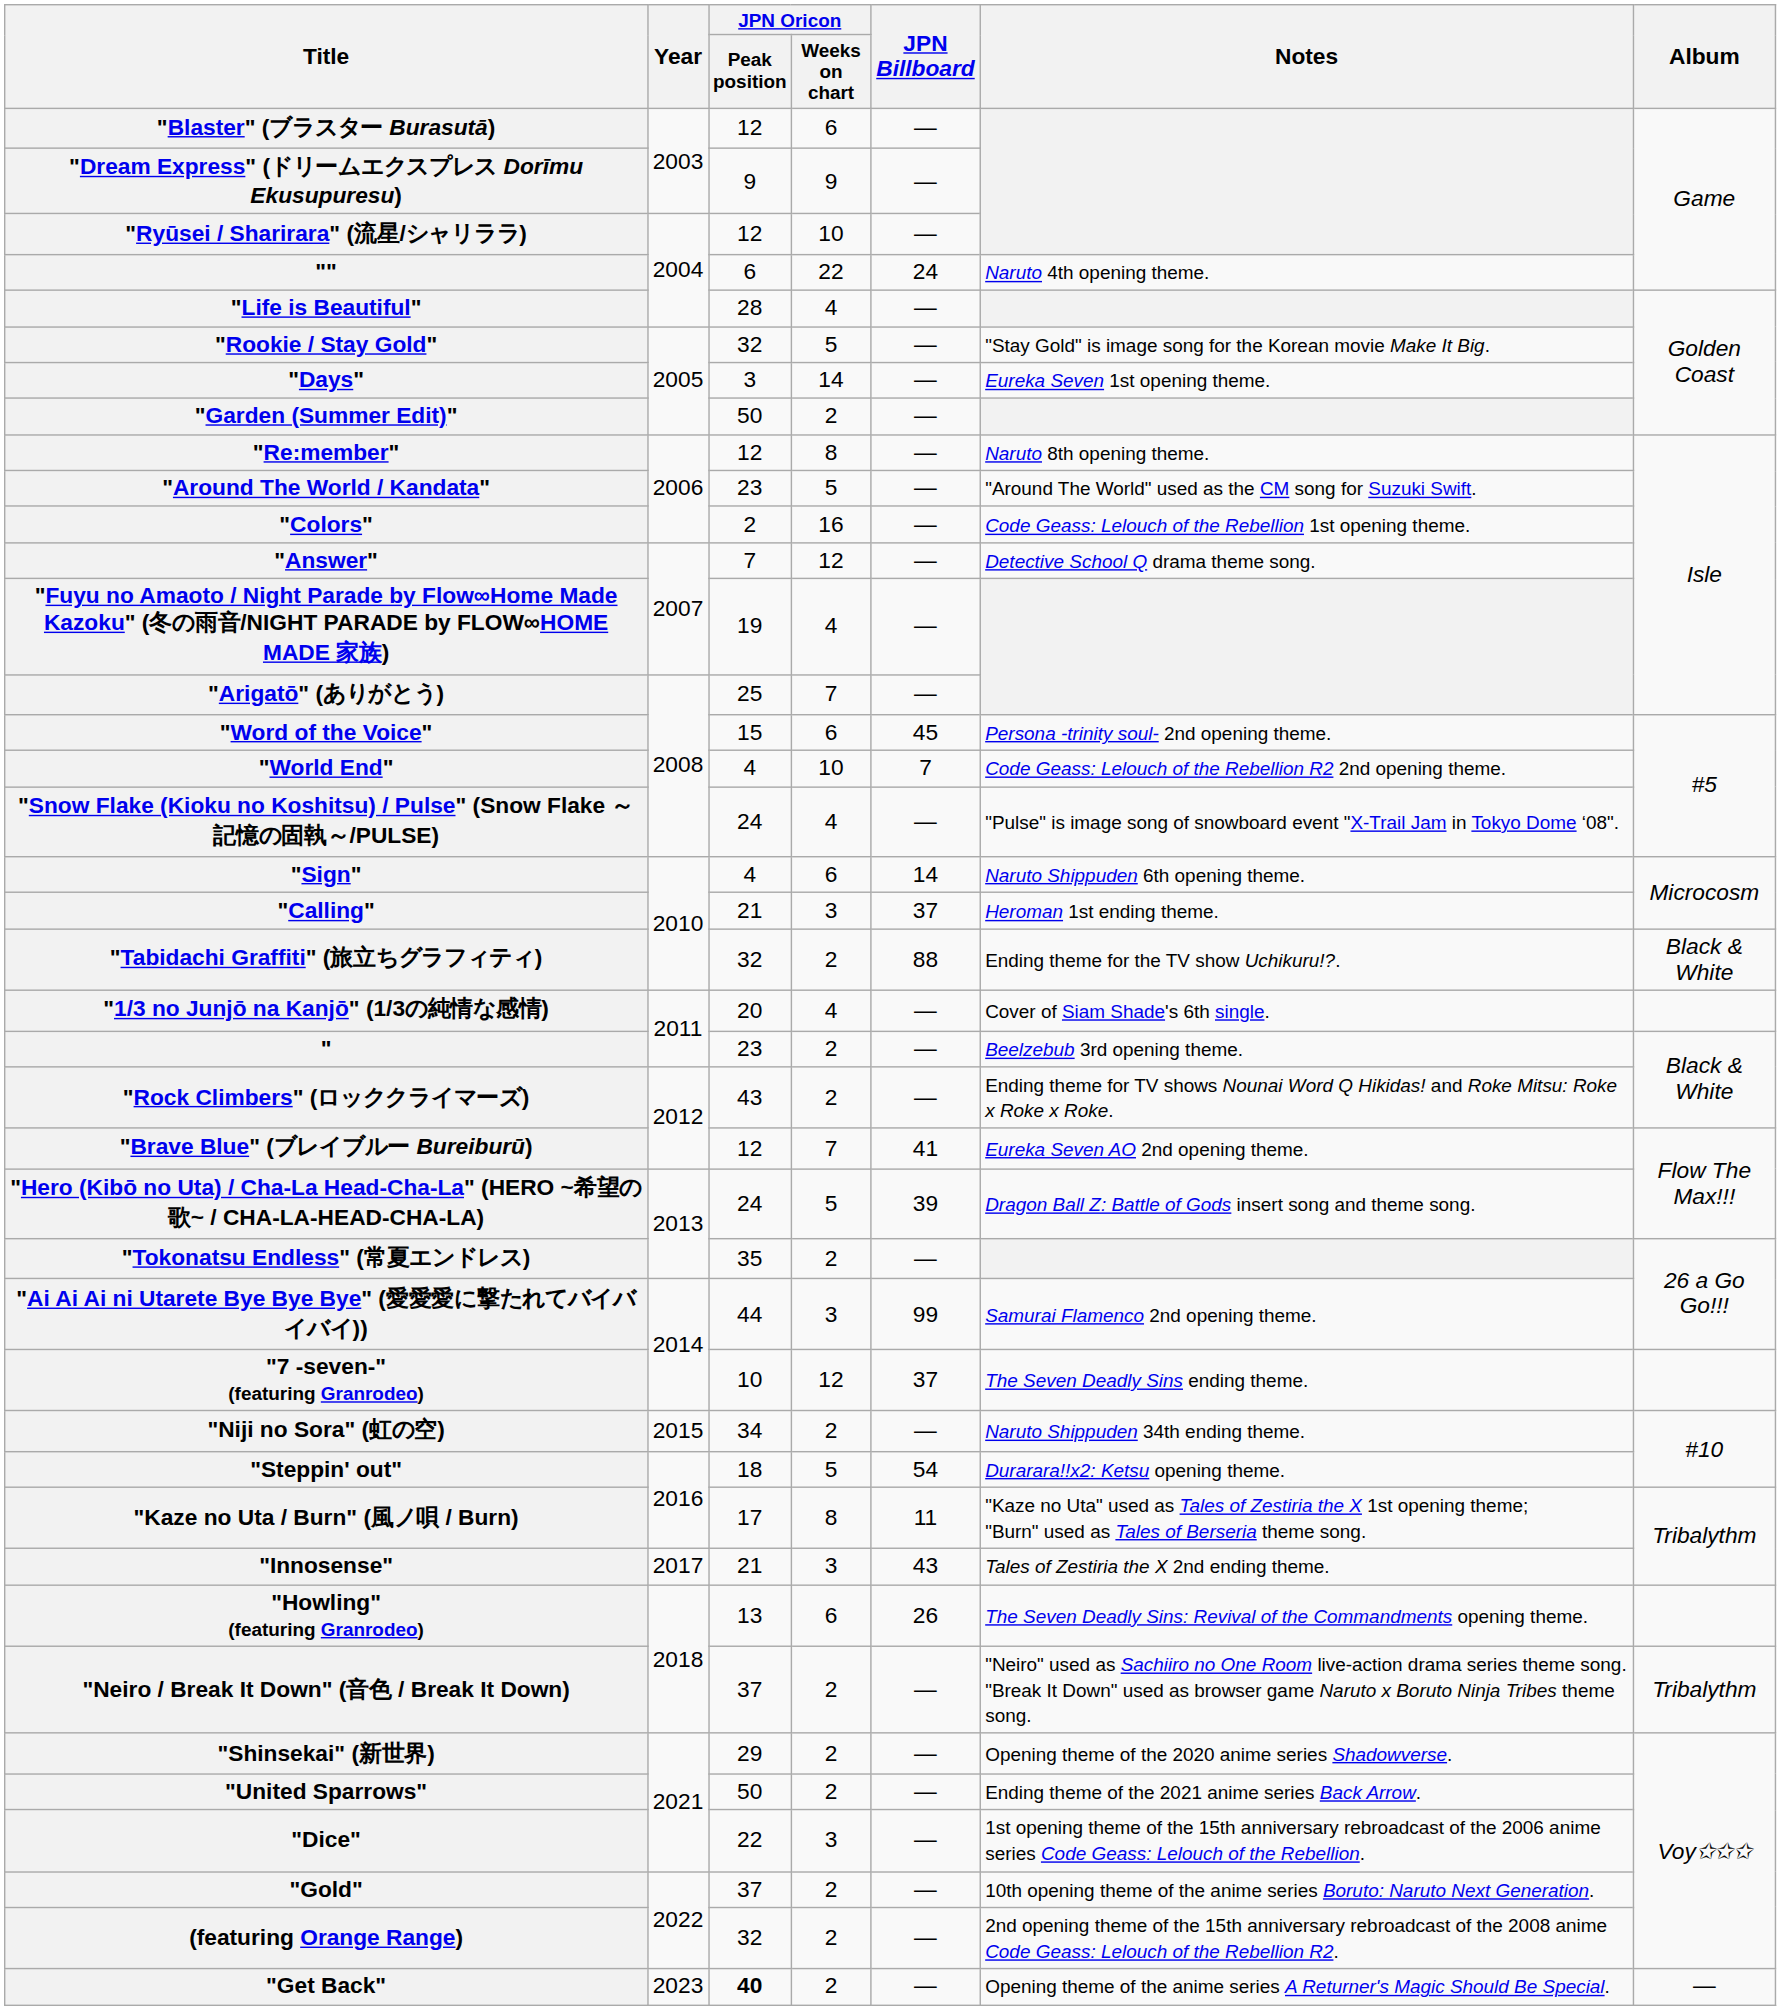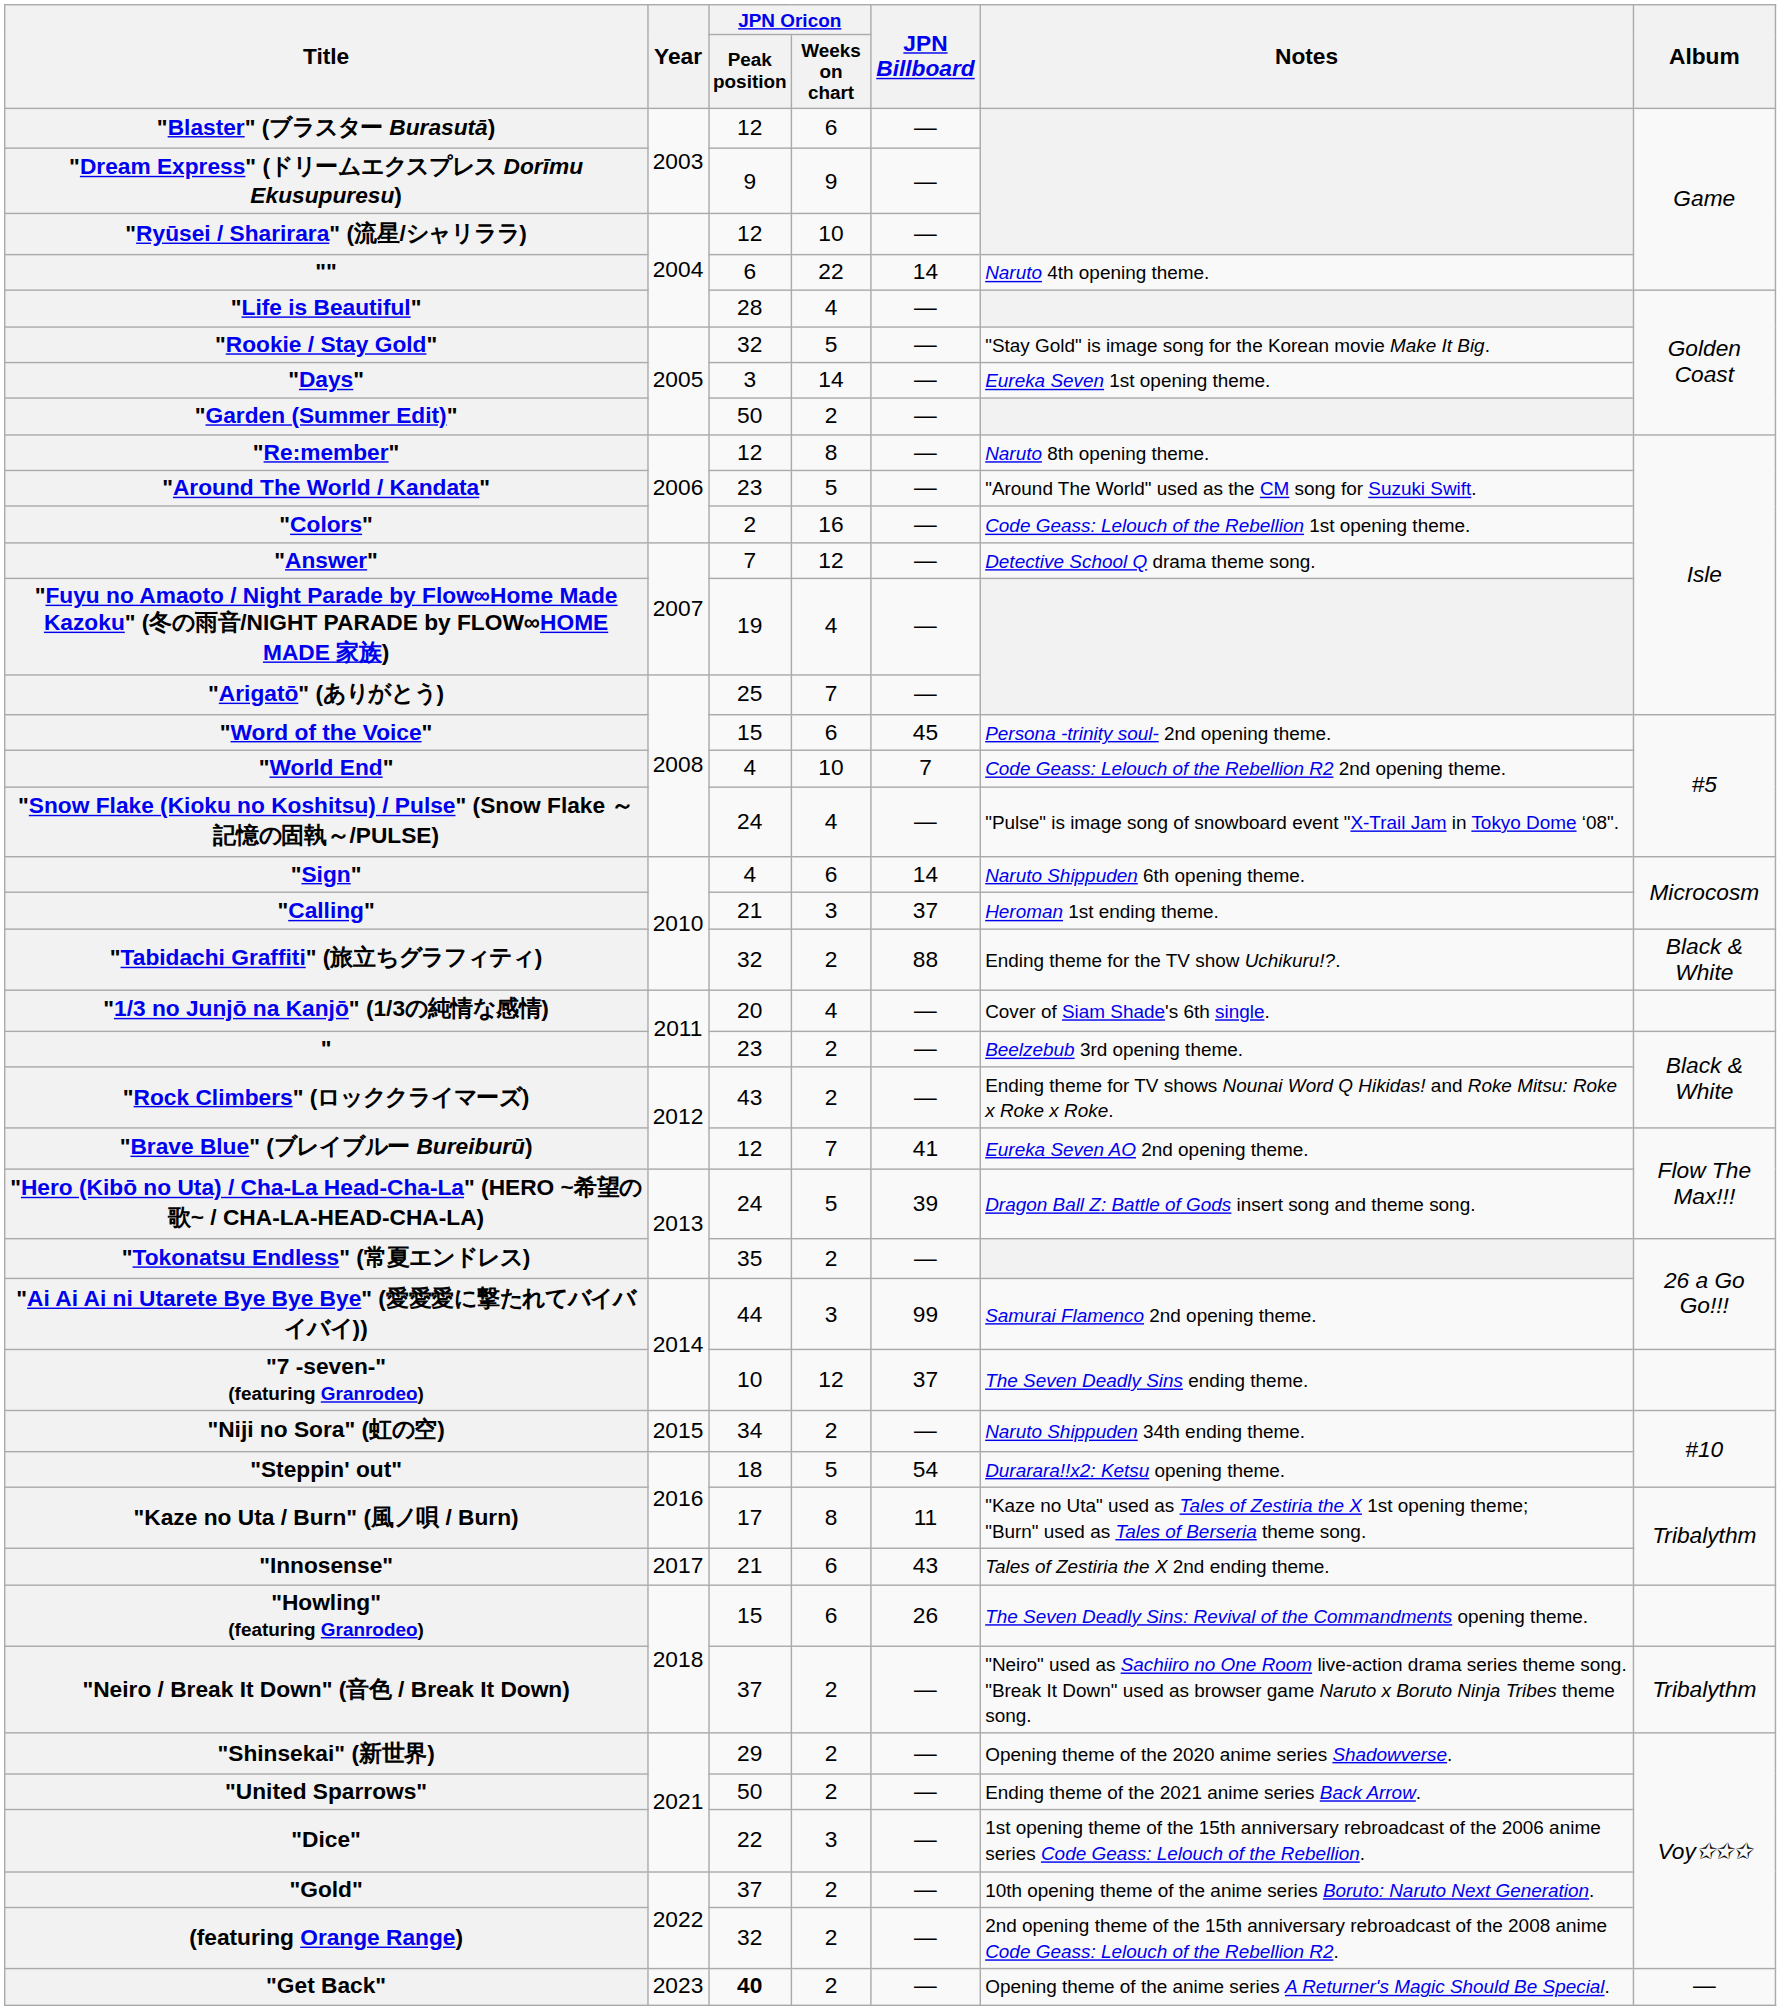(925, 272) 24 -> (925, 272) 14
(831, 1566) 3 -> (831, 1566) 6
(750, 1615) 13 -> (750, 1615) 15
